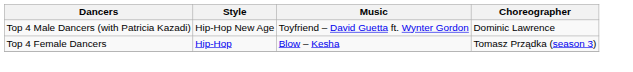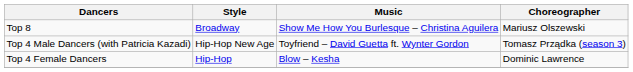+ row: (19, 28)
(514, 28) Dominic Lawrence -> (564, 43) Tomasz Prządka (season 3)
(535, 43) Tomasz Prządka (season 3) -> (544, 59) Dominic Lawrence
